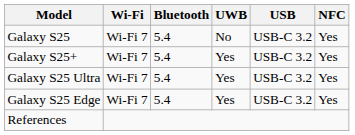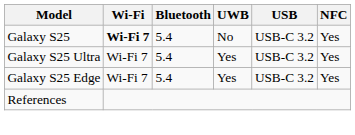(127, 36) normal -> (128, 36) bold
- row: (42, 57)
